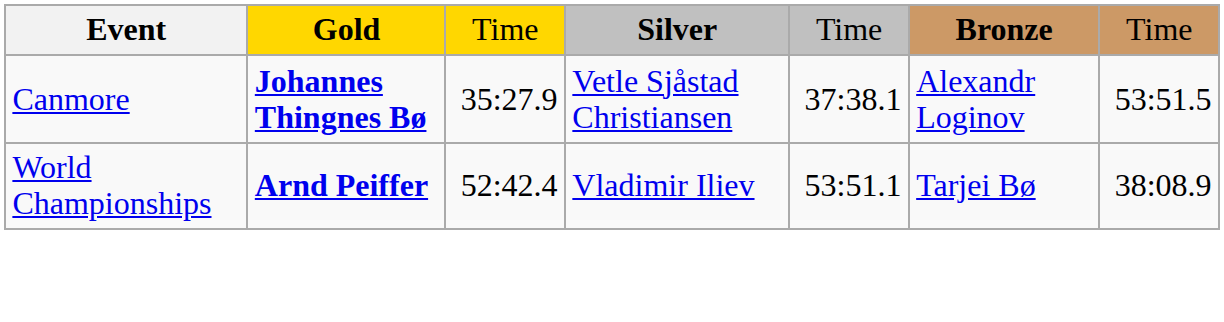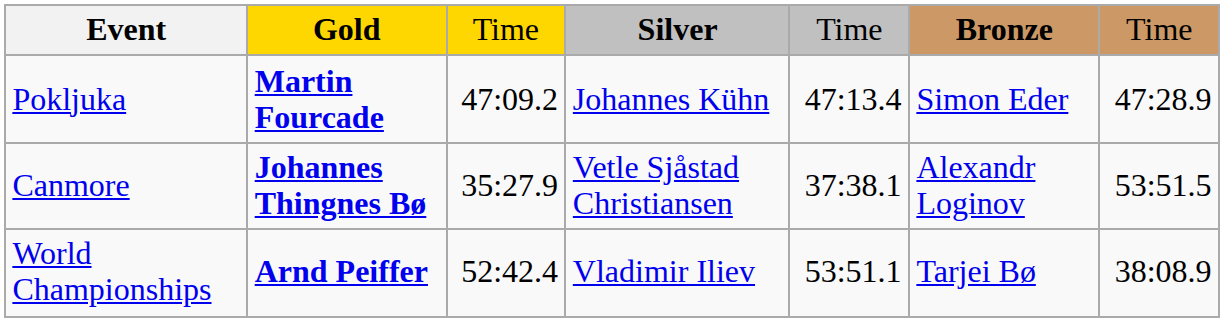+ row: (69, 98)
